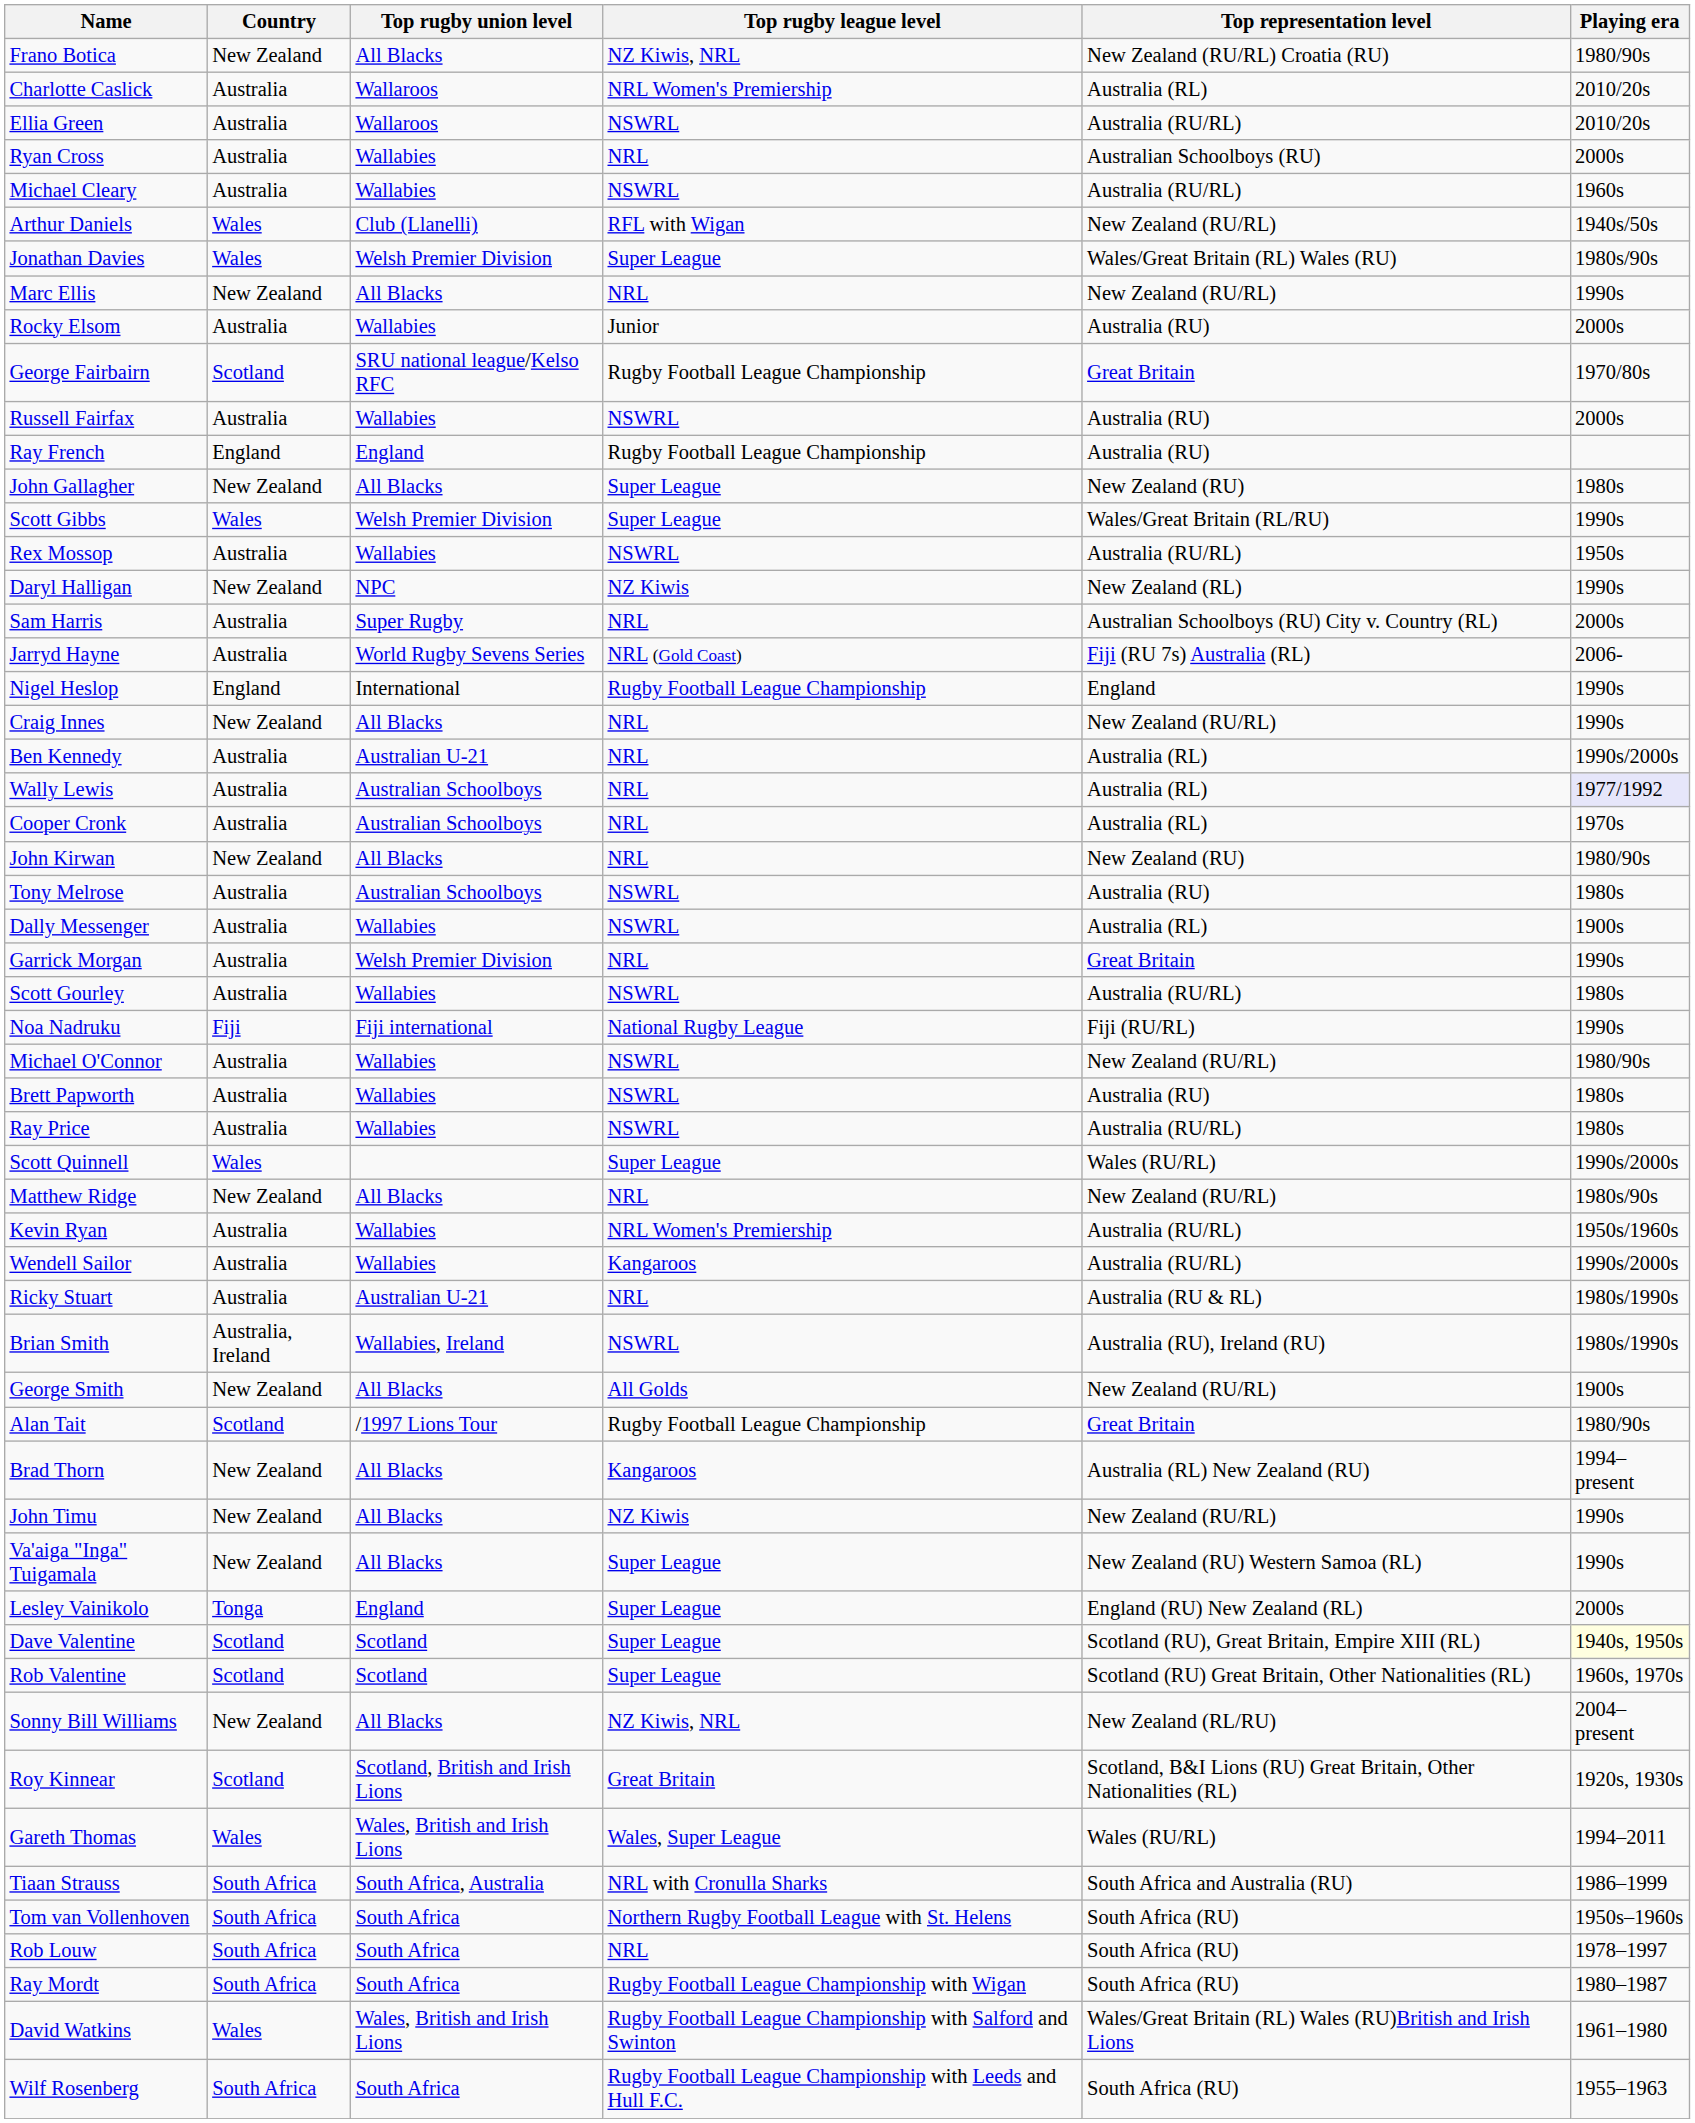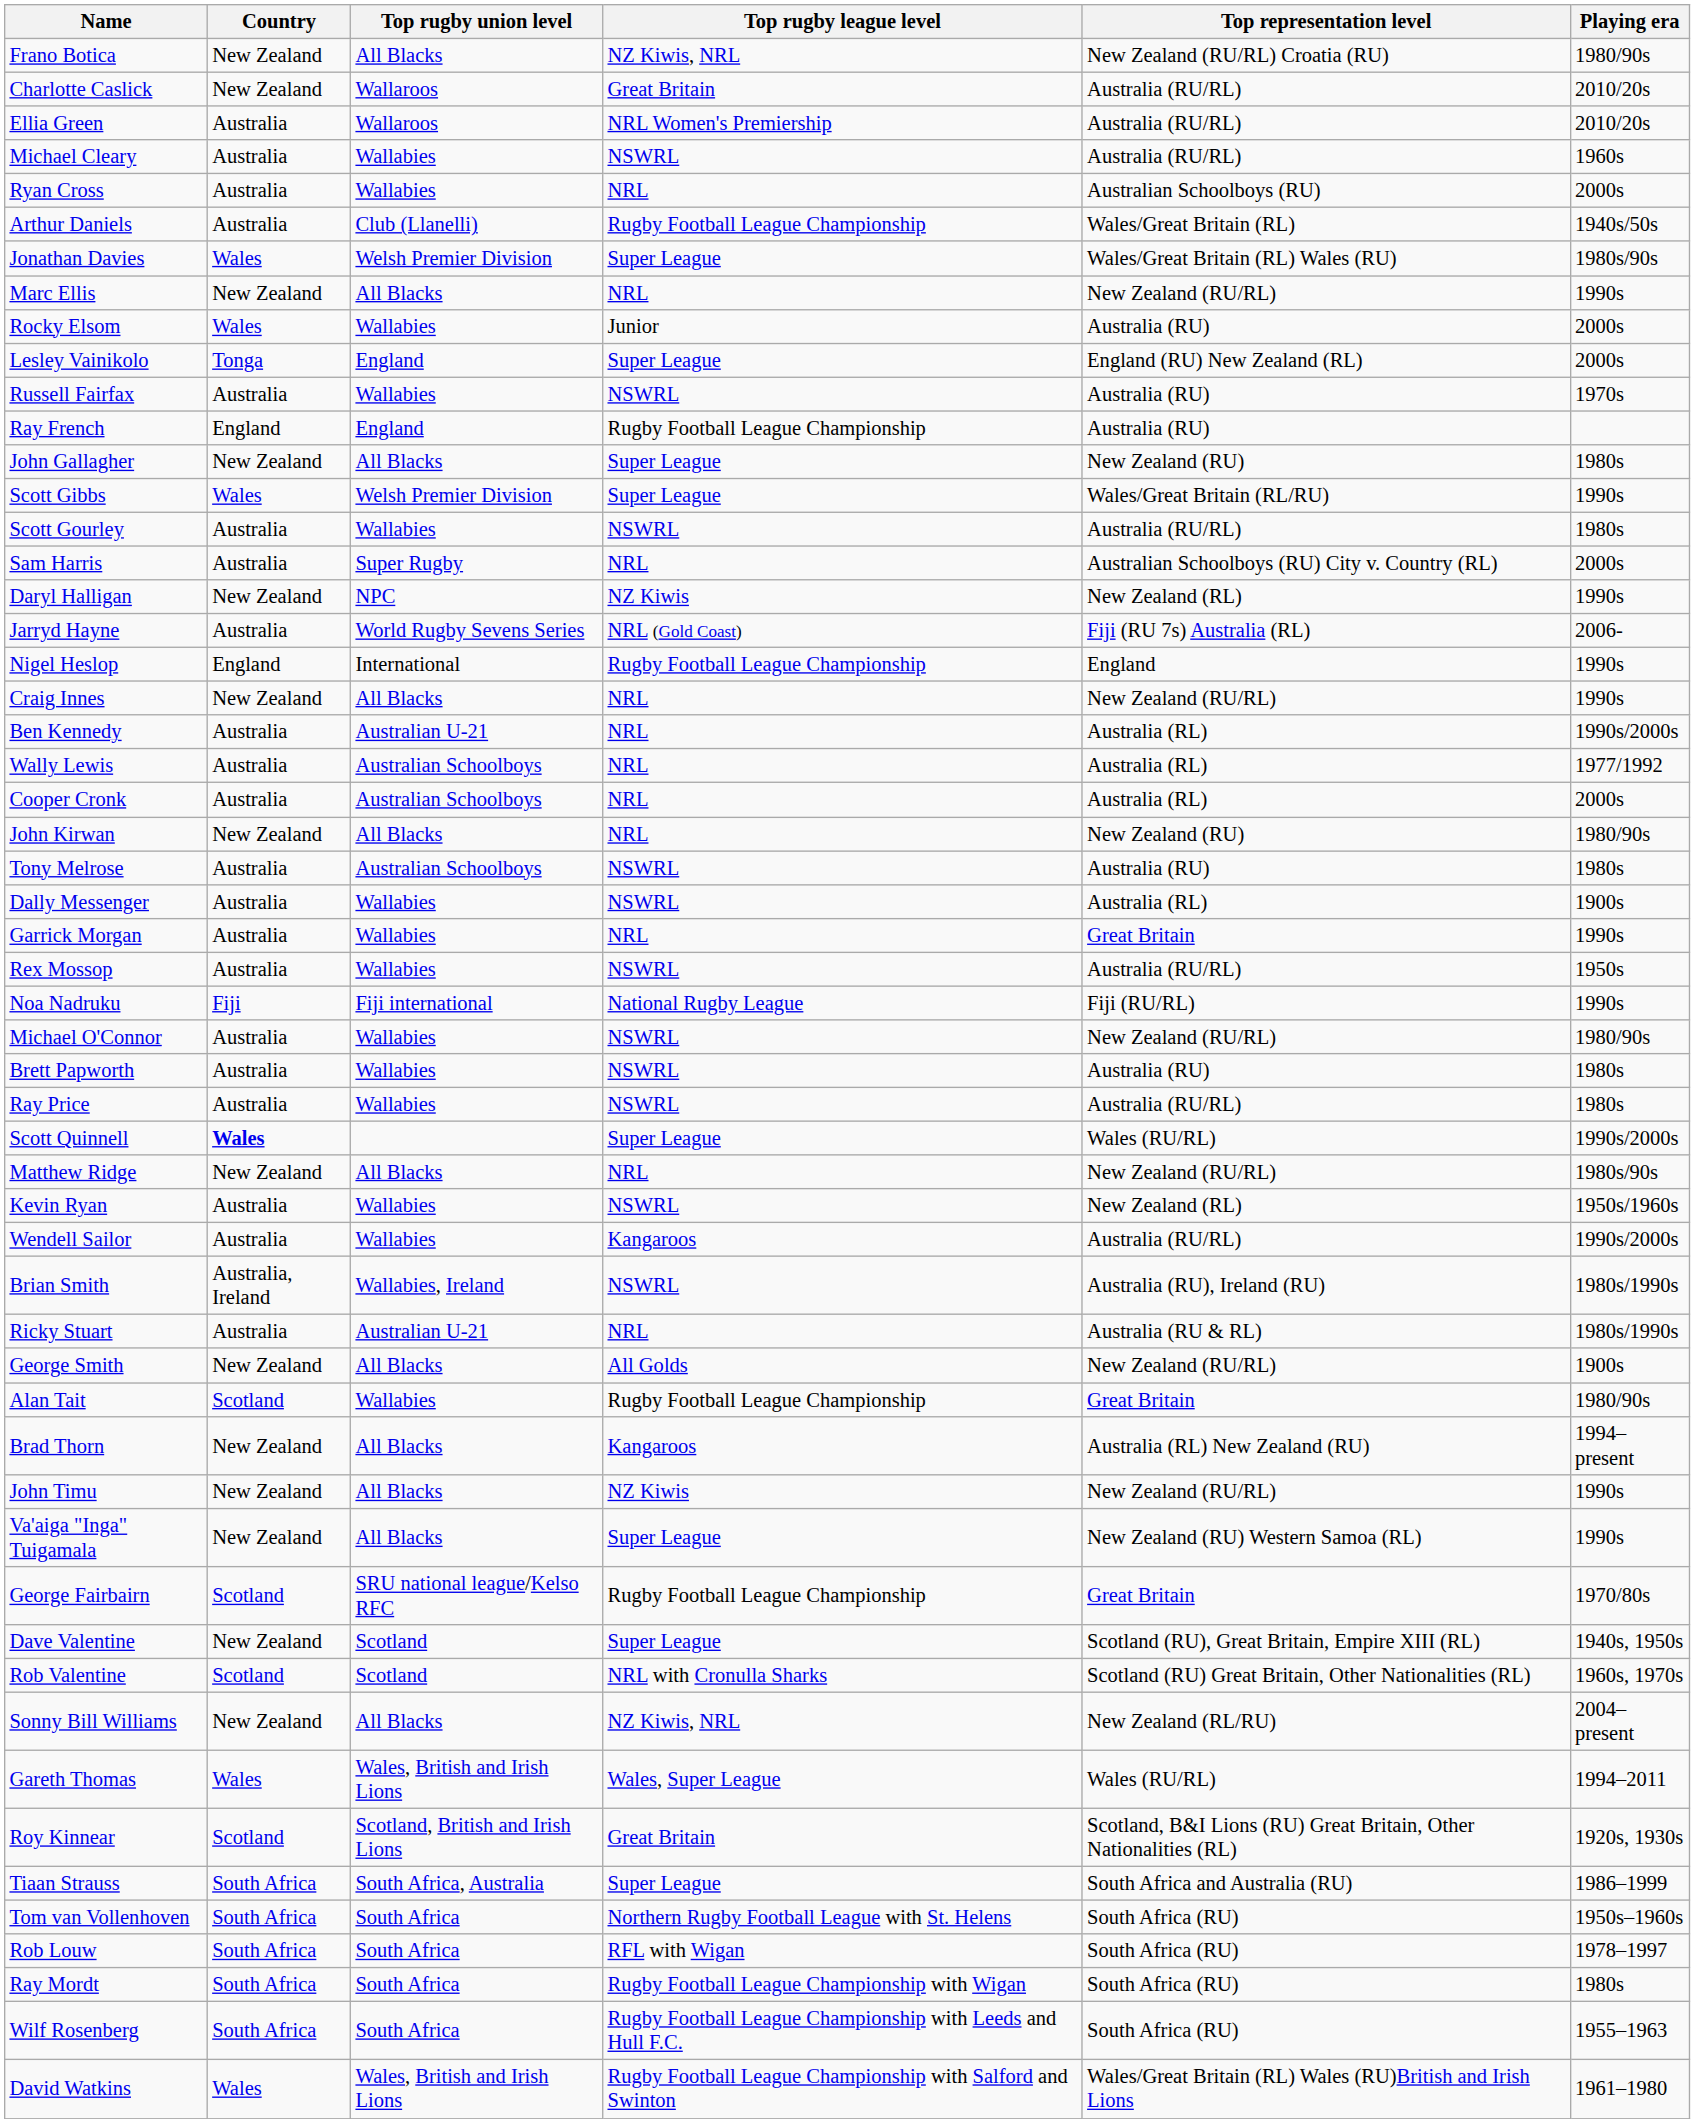(250, 89) Australia -> (267, 89) New Zealand
(720, 89) NRL Women's Premiership -> (661, 89) Great Britain
(1147, 89) Australia (RL) -> (1164, 89) Australia (RU/RL)
(643, 123) NSWRL -> (720, 123) NRL Women's Premiership
rows swapped: (73, 190) <-> (57, 156)
(237, 224) Wales -> (250, 224) Australia
(676, 224) RFL with Wigan -> (767, 224) Rugby Football League Championship
(1182, 224) New Zealand (RU/RL) -> (1191, 224) Wales/Great Britain (RL)
(250, 326) Australia -> (237, 326) Wales
rows swapped: (80, 372) <-> (79, 1607)
(1599, 418) 2000s -> (1599, 393) 1970s
rows swapped: (67, 993) <-> (61, 553)
rows swapped: (71, 587) <-> (56, 621)
(1619, 790) lavender background -> (1619, 765) no background
(1599, 824) 1970s -> (1599, 799) 2000s
(454, 959) Welsh Premier Division -> (396, 935) Wallabies
(237, 1162) normal -> (238, 1138) bold
(720, 1230) NRL Women's Premiership -> (643, 1205) NSWRL
(1164, 1230) Australia (RU/RL) -> (1165, 1205) New Zealand (RL)
rows swapped: (59, 1343) <-> (61, 1297)
(426, 1423) /1997 Lions Tour -> (396, 1399) Wallabies
(248, 1641) Scotland -> (267, 1641) New Zealand
(1629, 1641) lightyellow background -> (1629, 1641) no background
(664, 1675) Super League -> (717, 1675) NRL with Cronulla Sharks
rows swapped: (62, 1779) <-> (73, 1837)
(717, 1883) NRL with Cronulla Sharks -> (664, 1883) Super League
(628, 1951) NRL -> (676, 1951) RFL with Wigan
(1621, 1984) 1980–1987 -> (1599, 1984) 1980s
rows swapped: (74, 2089) <-> (70, 2030)
